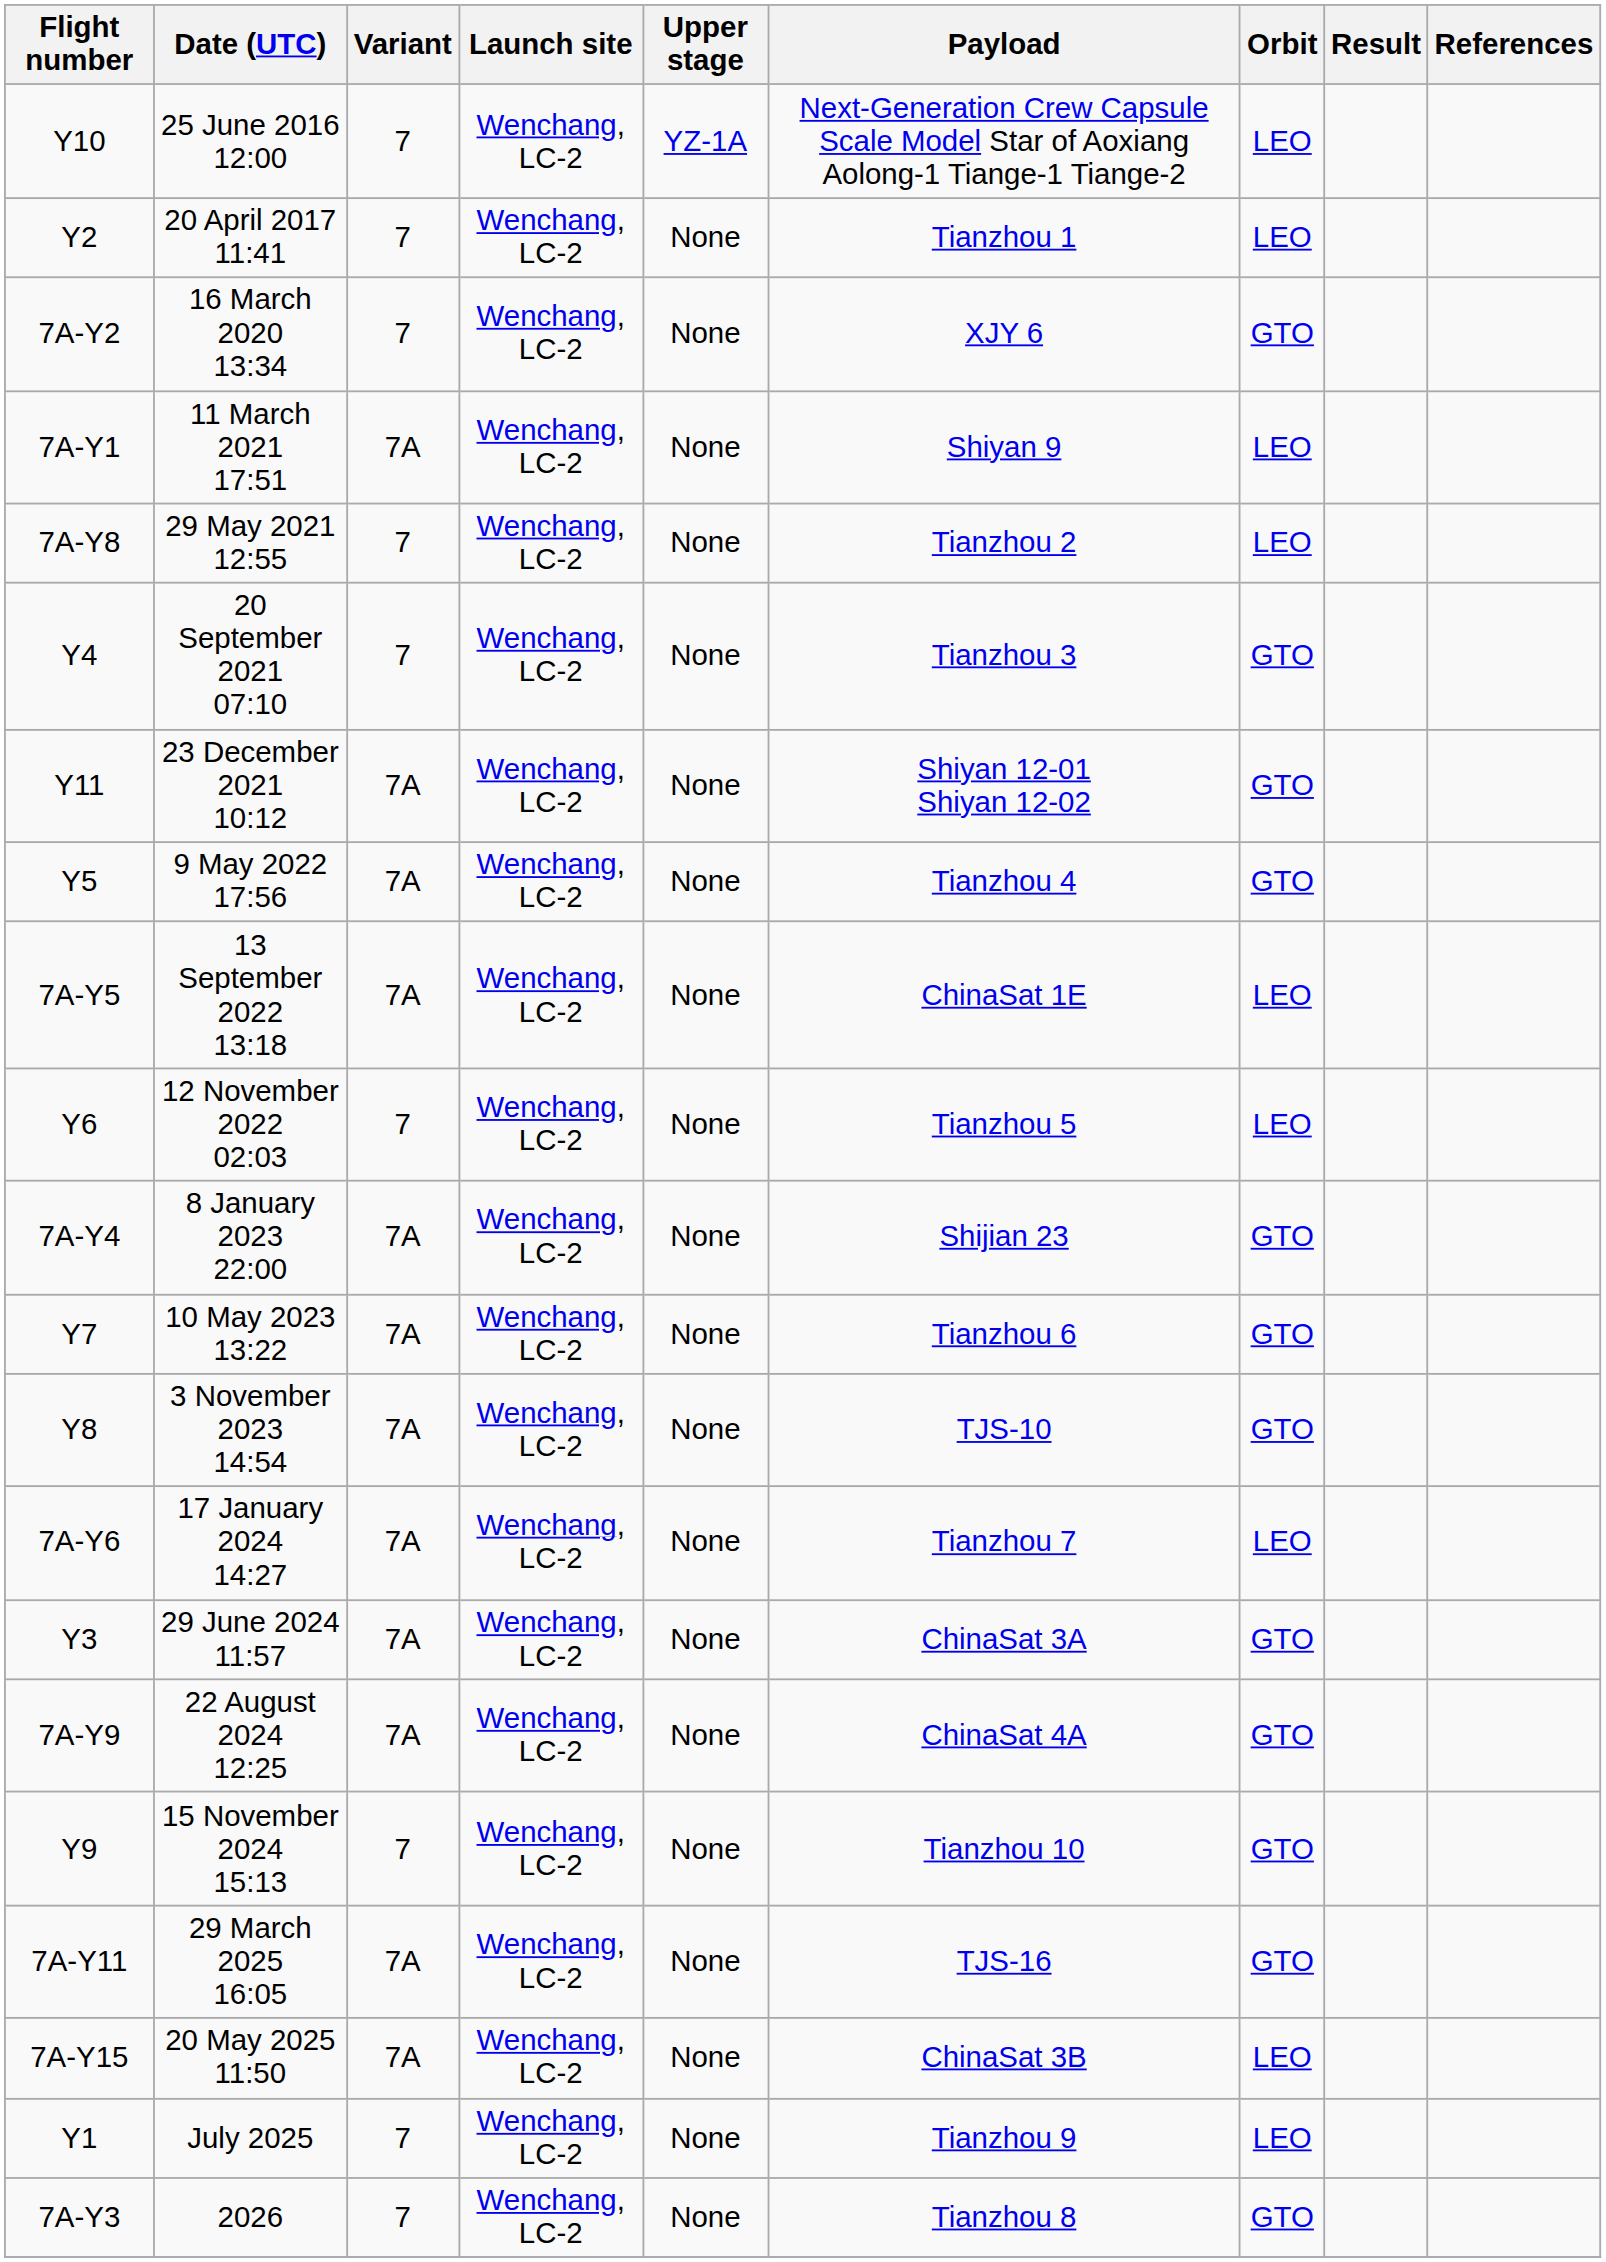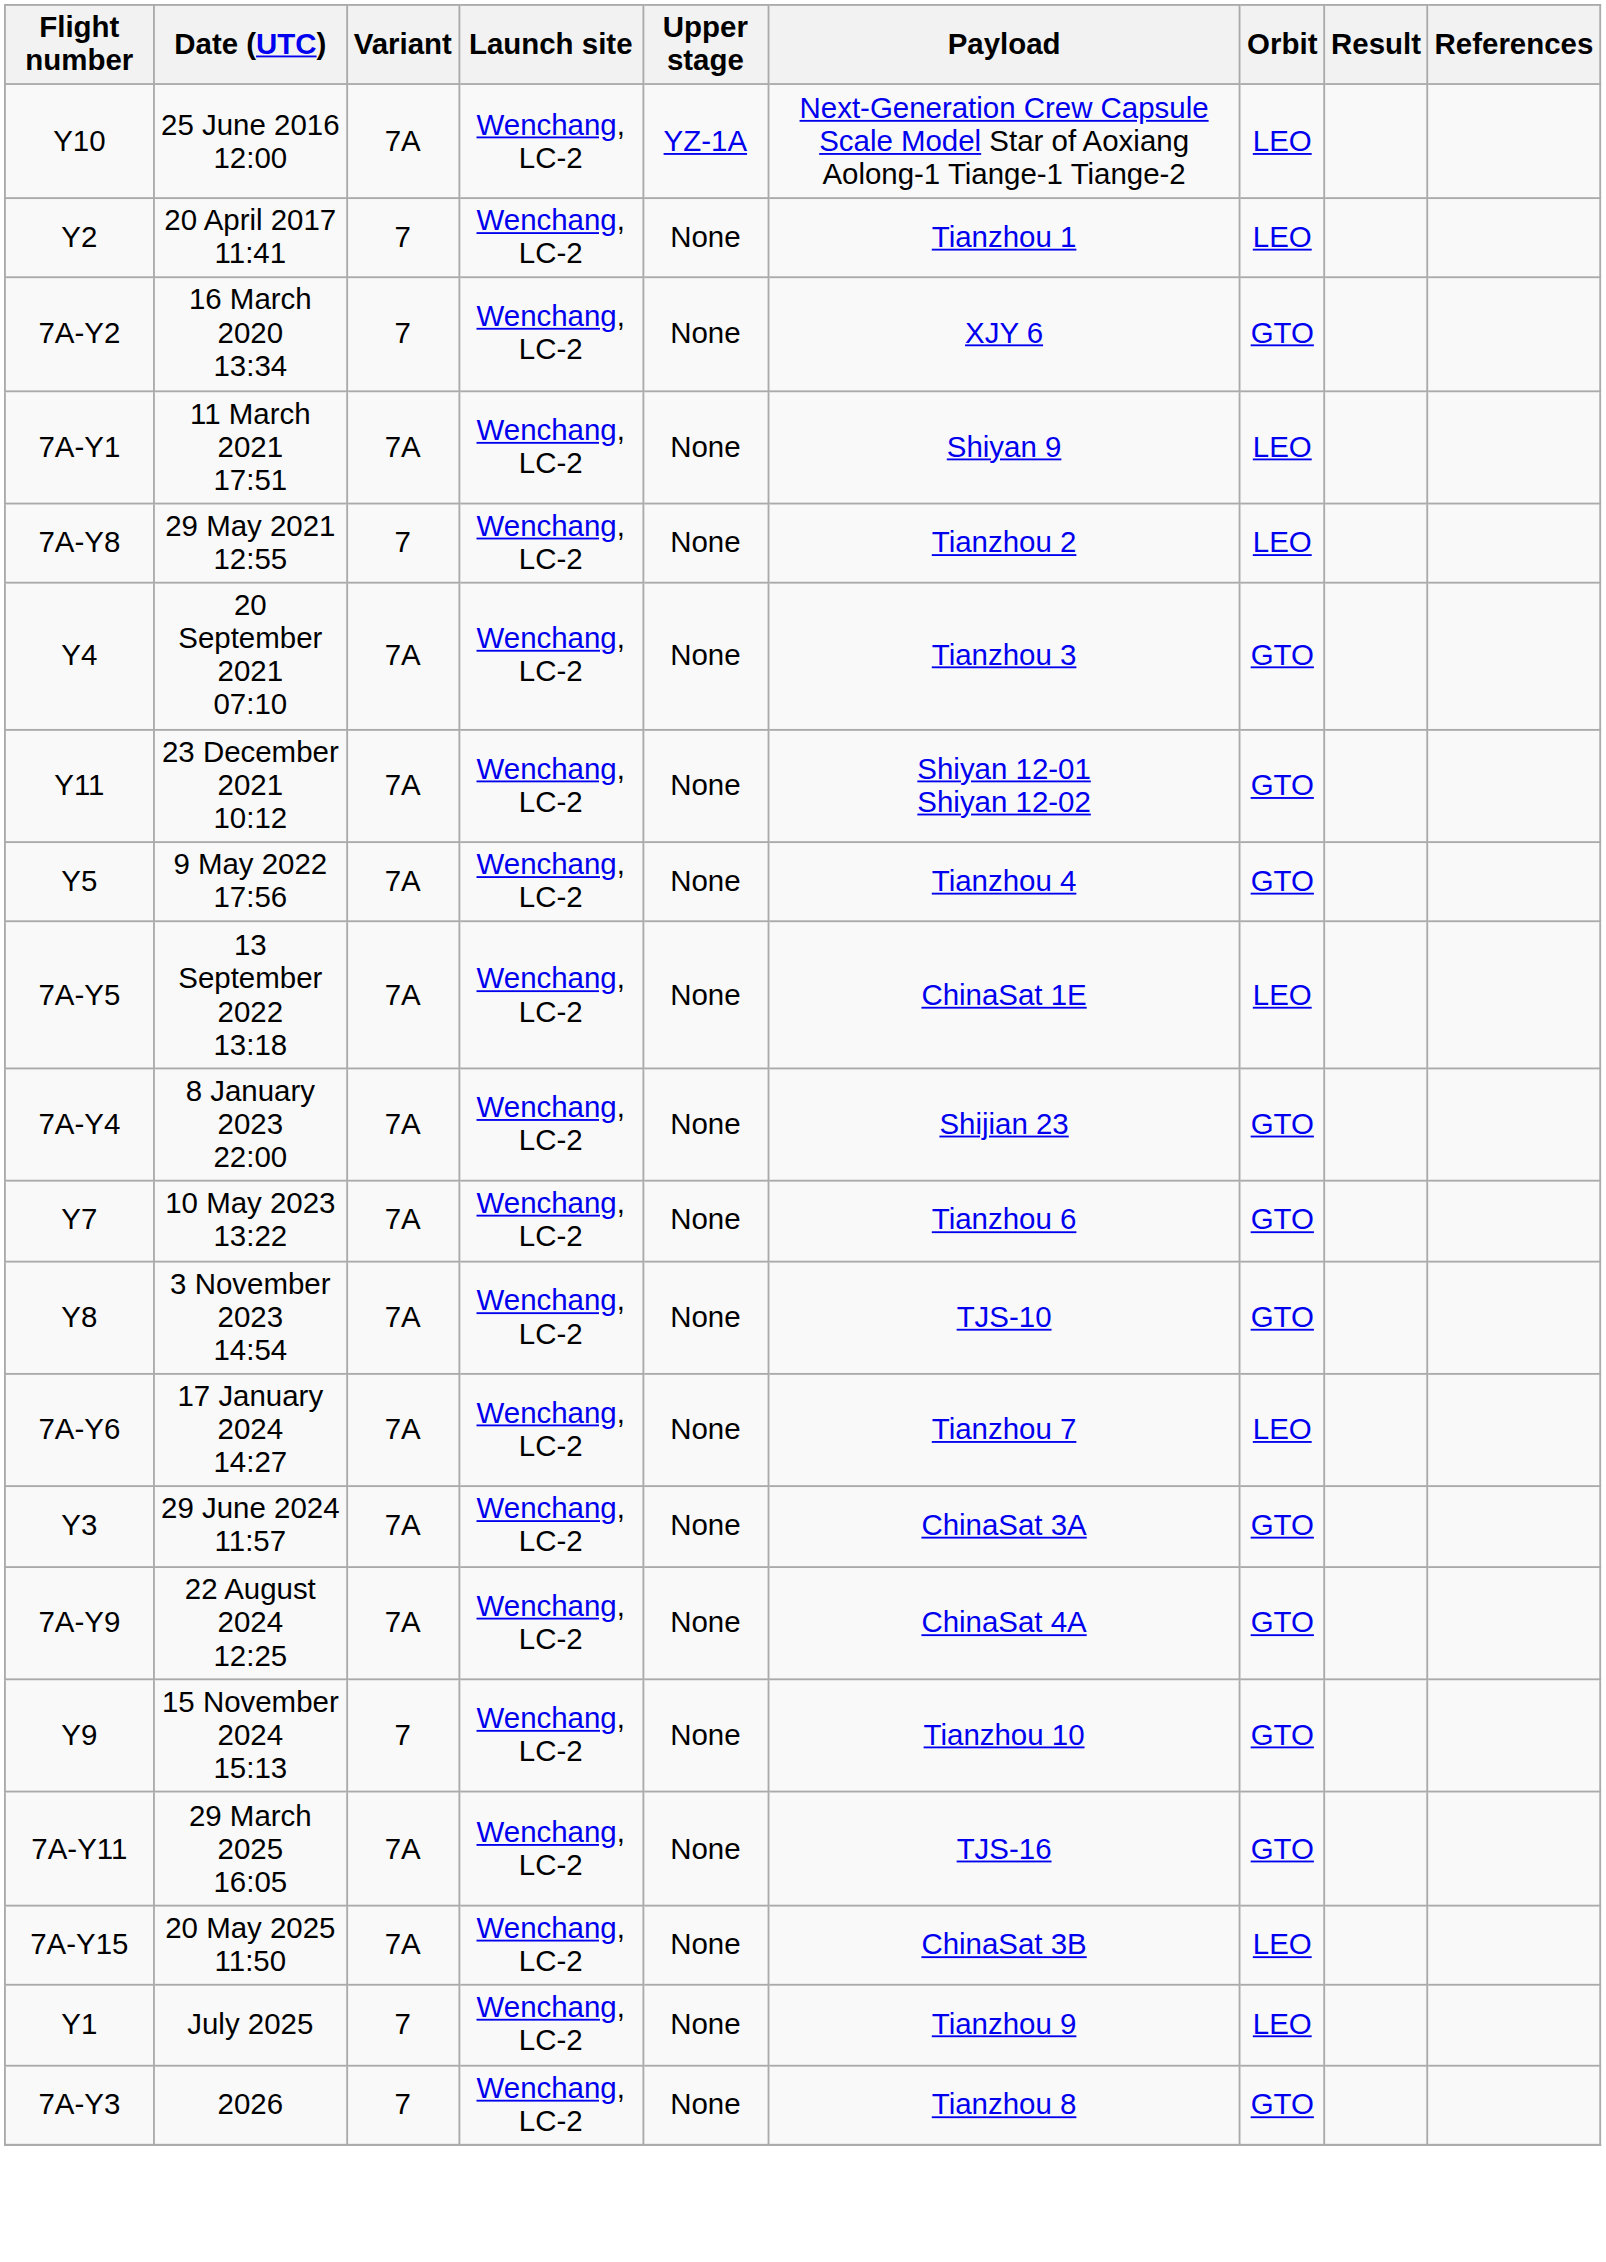(403, 140) 7 -> (403, 140) 7A
(403, 655) 7 -> (403, 655) 7A
- row: (250, 1124)
